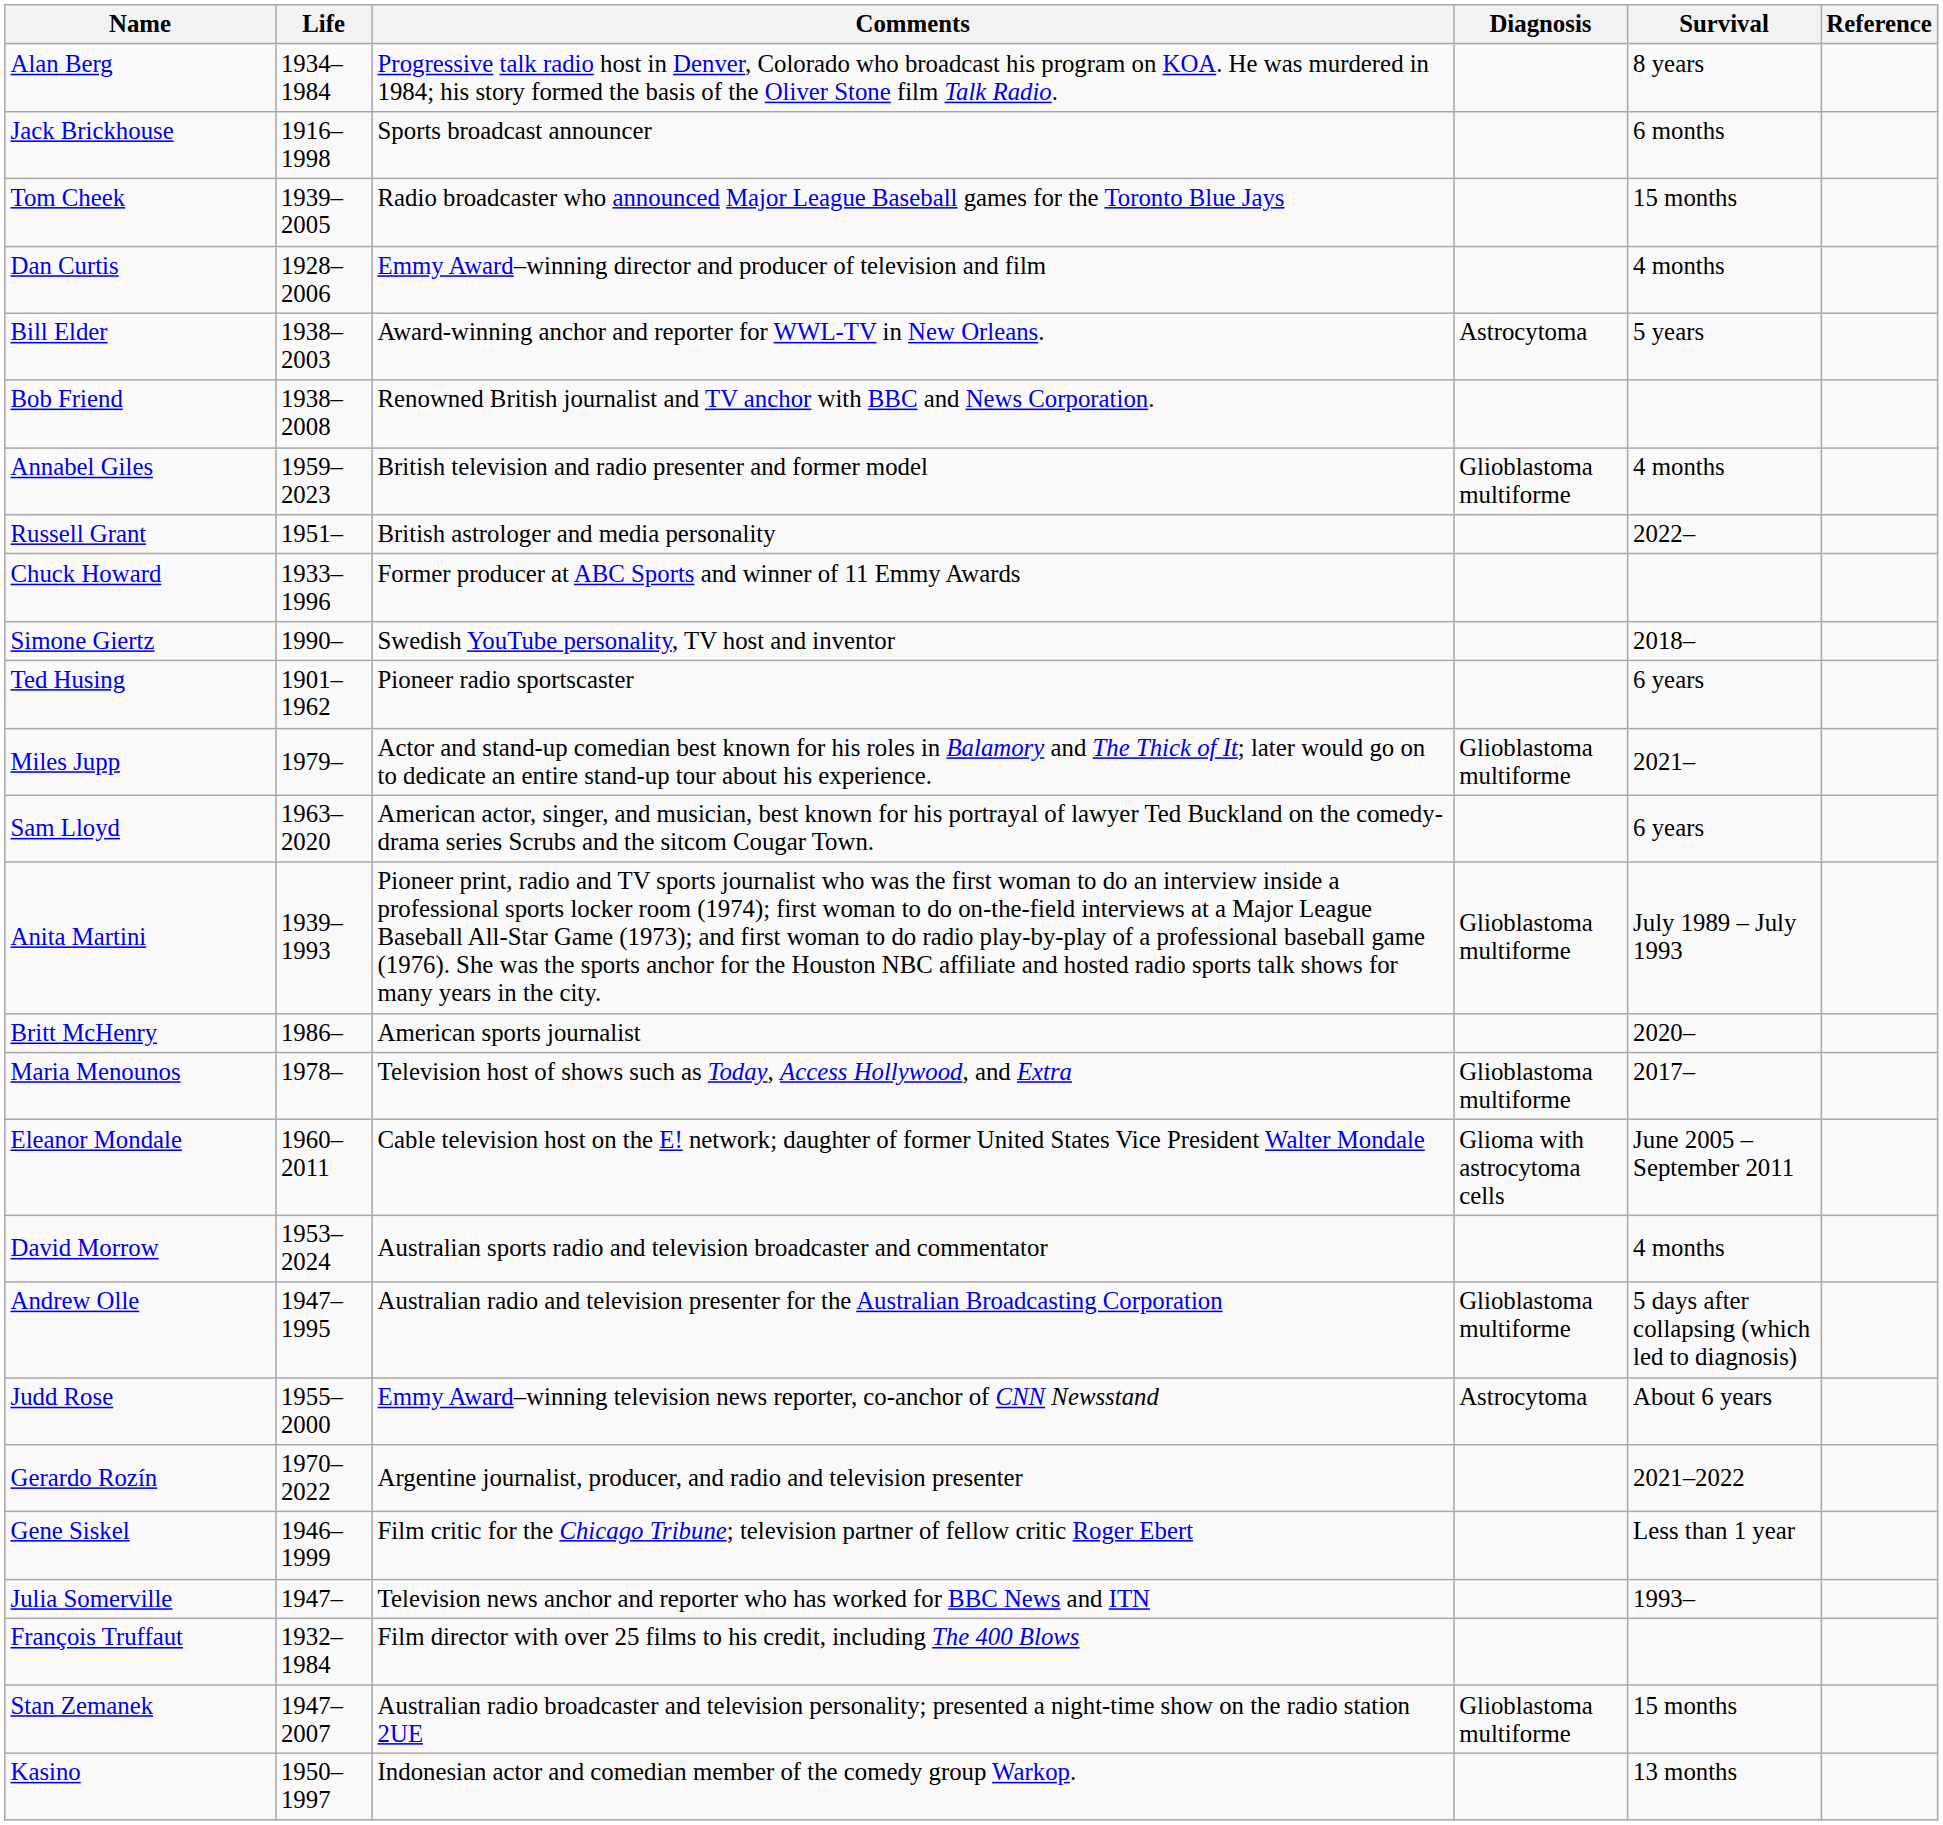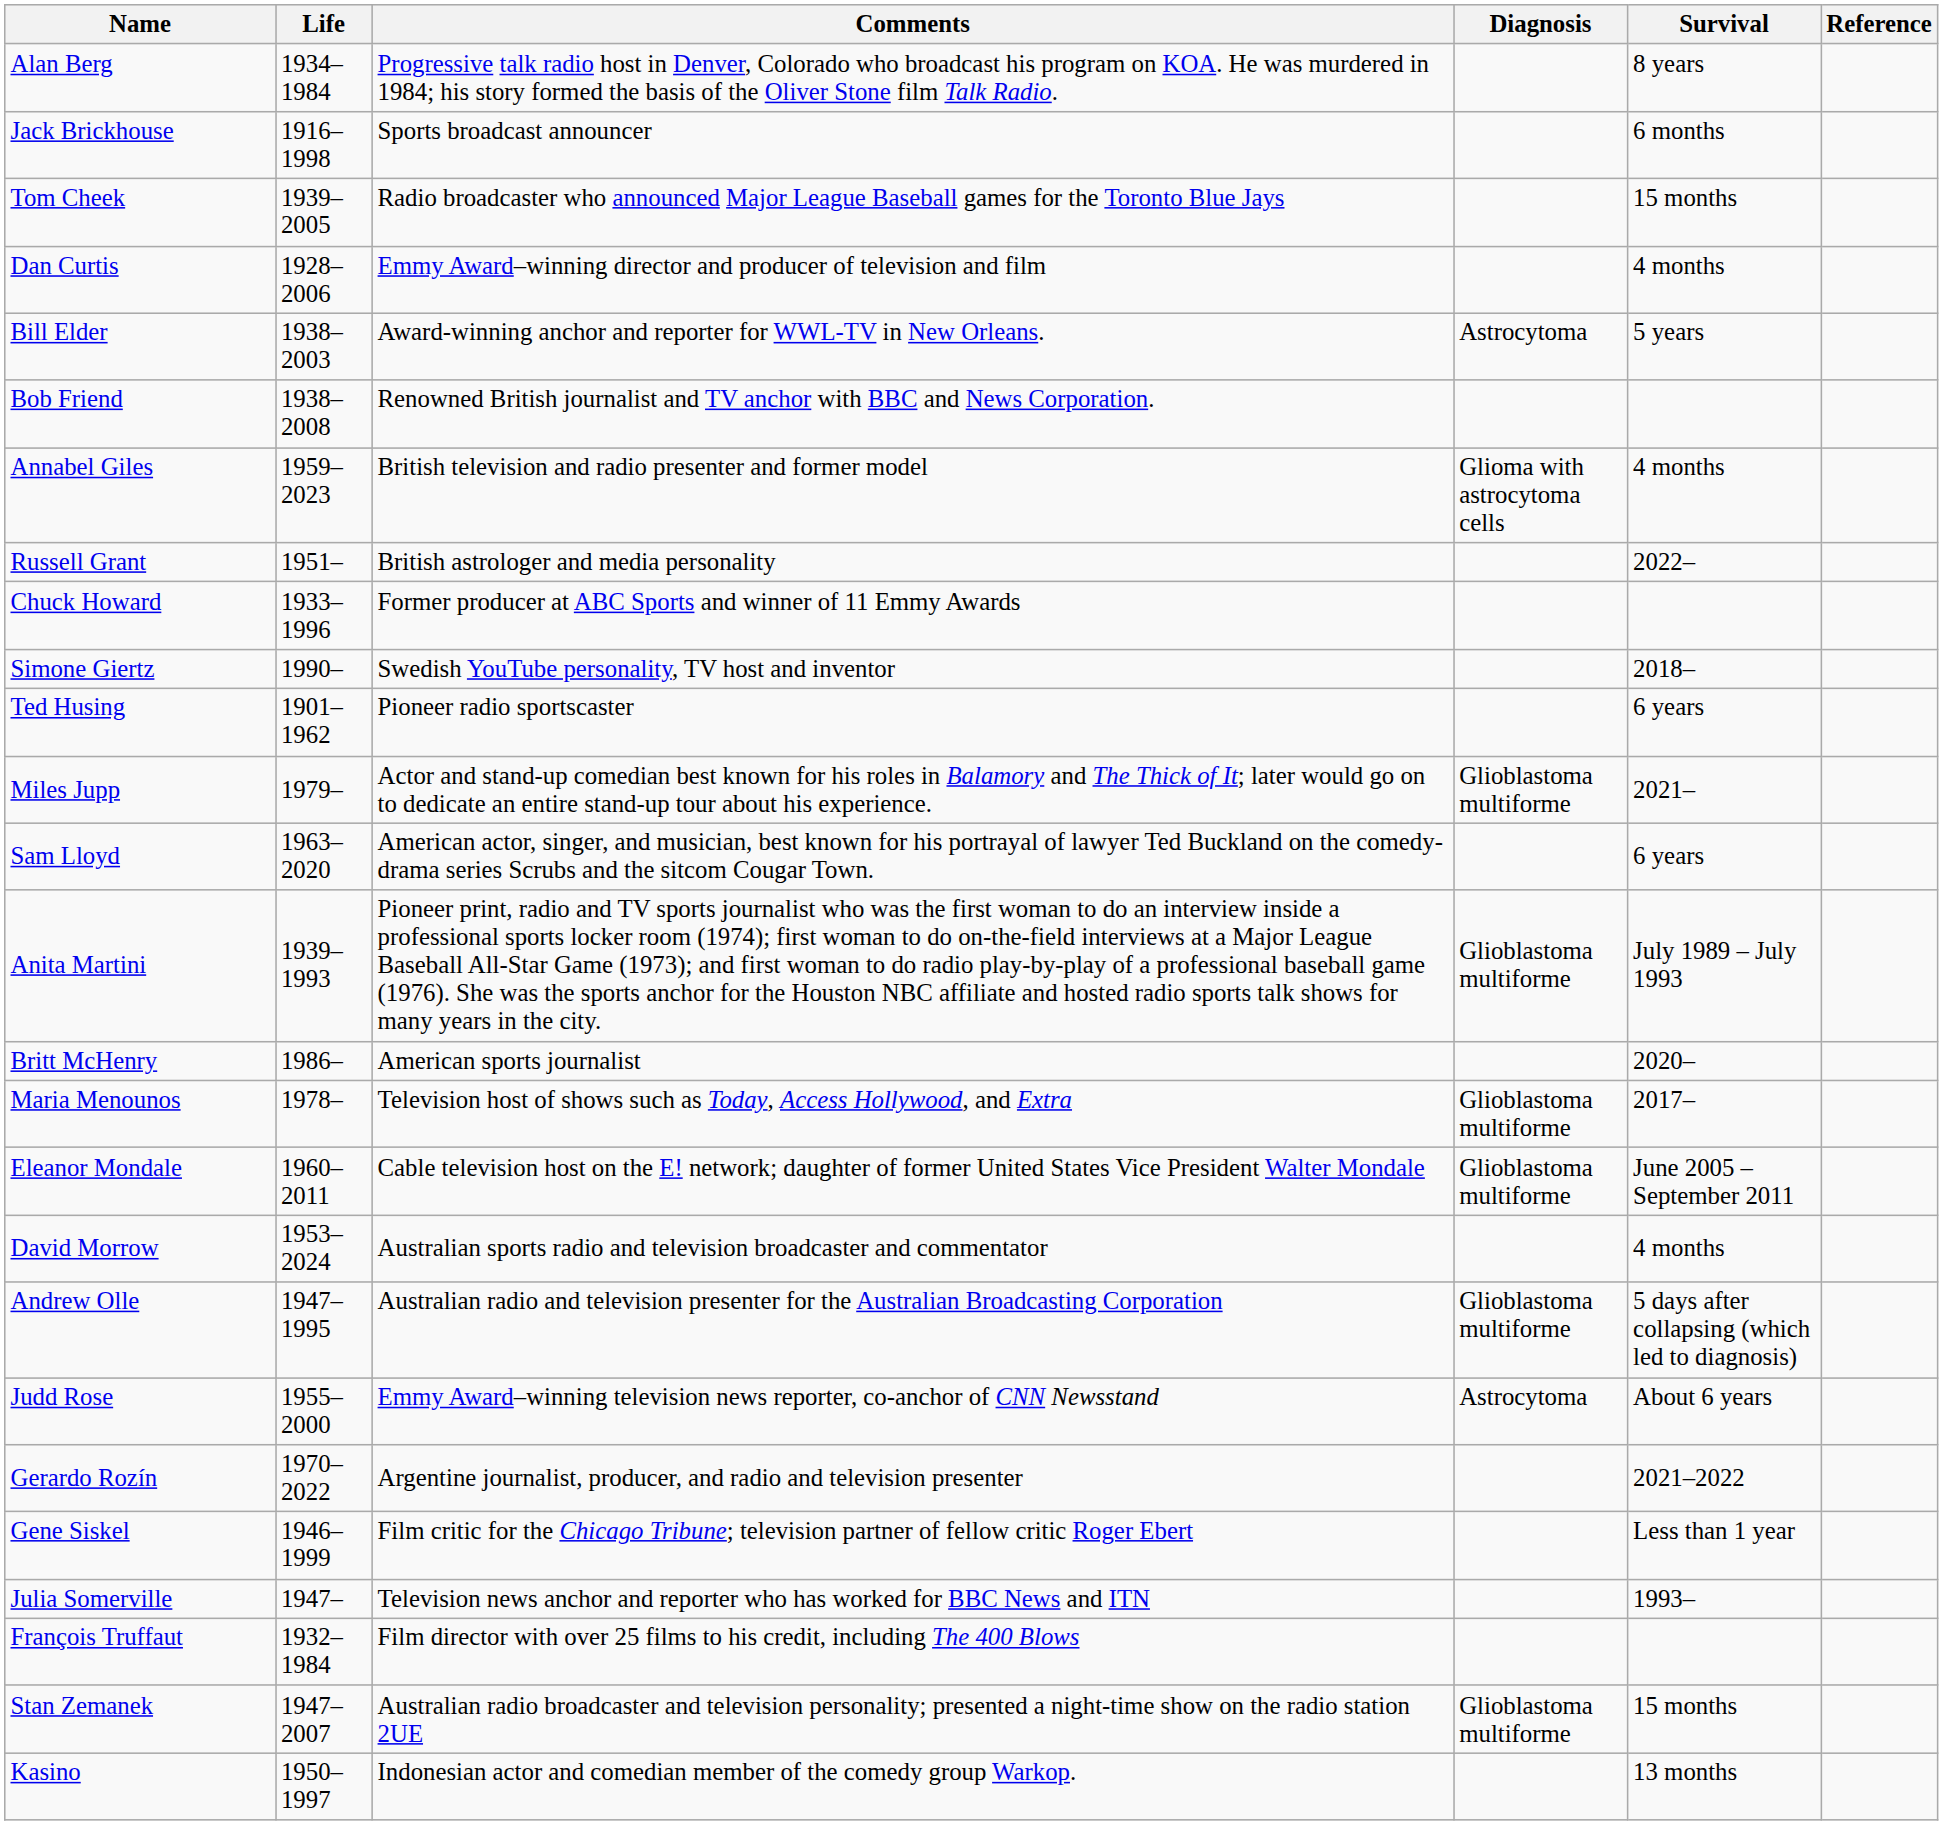(1526, 480) Glioblastoma multiforme -> (1522, 494) Glioma with astrocytoma cells
(1522, 1167) Glioma with astrocytoma cells -> (1526, 1181) Glioblastoma multiforme
